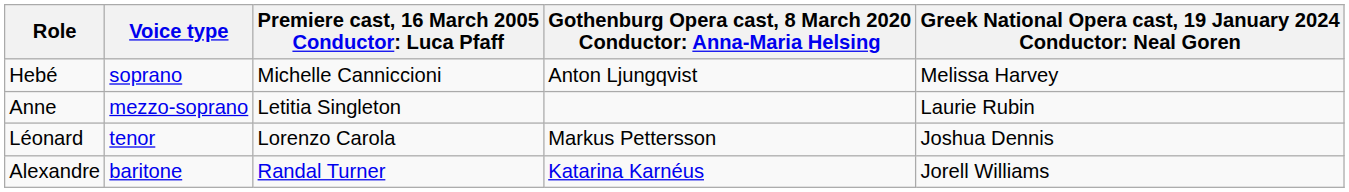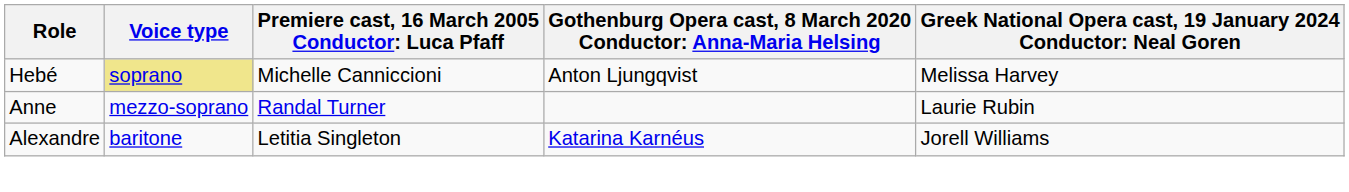(146, 75) no background -> (146, 75) khaki background
(329, 107) Letitia Singleton -> (321, 107) Randal Turner
- row: (46, 139)
(321, 171) Randal Turner -> (329, 139) Letitia Singleton
